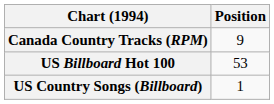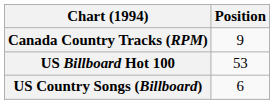(240, 87) 1 -> (240, 87) 6
